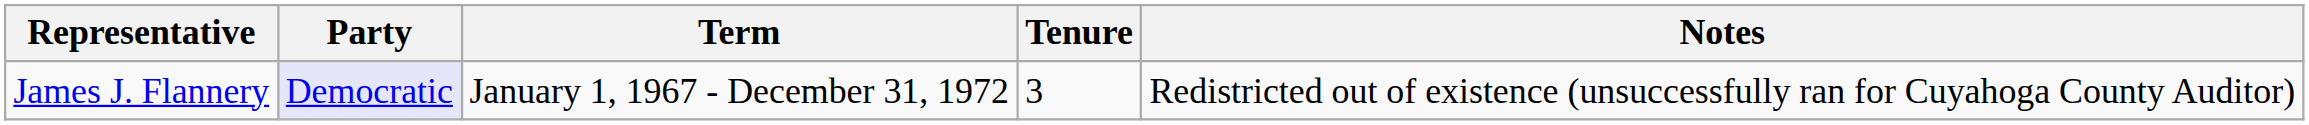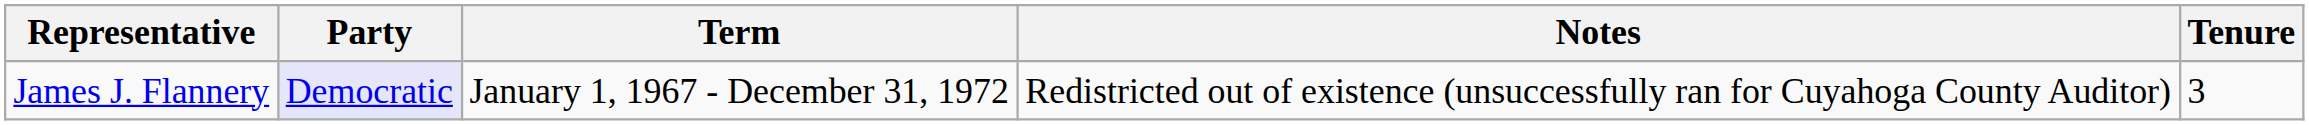columns swapped: (1079, 32) <-> (1722, 32)
